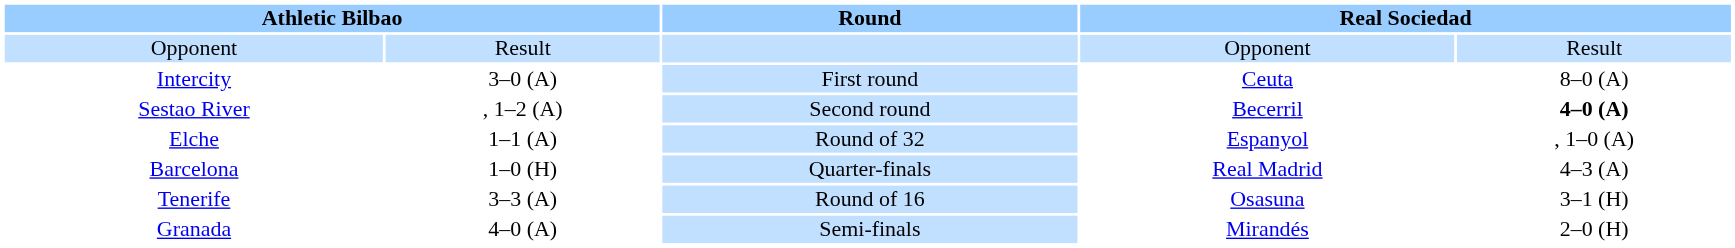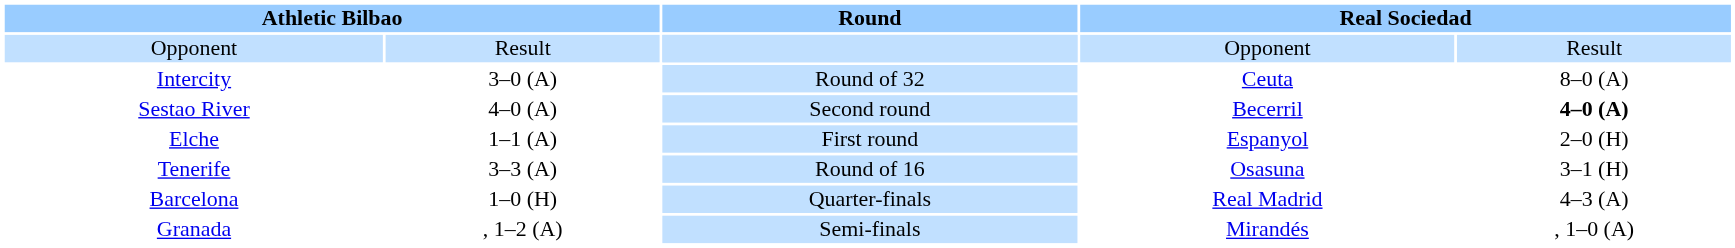(870, 78) First round -> (870, 78) Round of 32
(523, 108) , 1–2 (A) -> (523, 108) 4–0 (A)
(870, 138) Round of 32 -> (870, 138) First round
(1594, 138) , 1–0 (A) -> (1594, 138) 2–0 (H)
rows swapped: (194, 199) <-> (194, 168)
(523, 229) 4–0 (A) -> (523, 229) , 1–2 (A)
(1594, 229) 2–0 (H) -> (1594, 229) , 1–0 (A)
